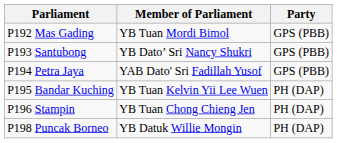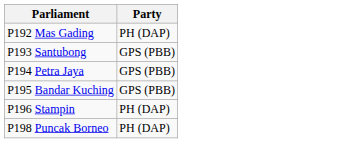- column: (194, 14)
(301, 33) GPS (PBB) -> (145, 33) PH (DAP)
(299, 90) PH (DAP) -> (147, 90) GPS (PBB)
